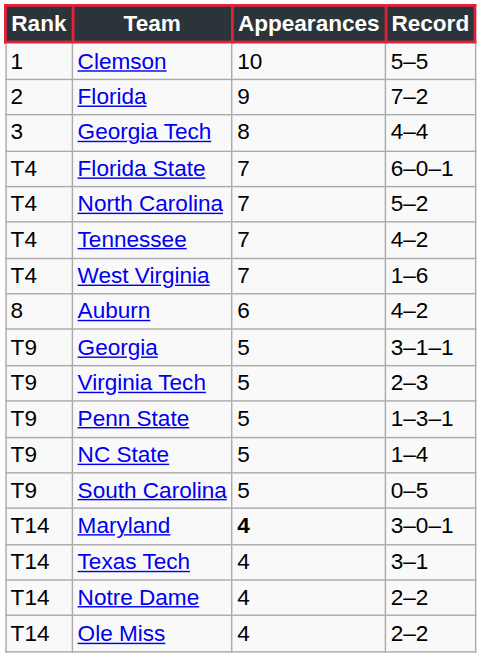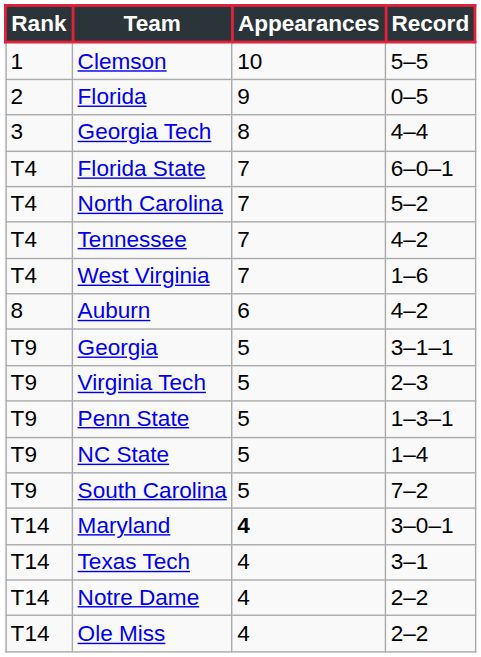(410, 96) 7–2 -> (410, 96) 0–5
(410, 490) 0–5 -> (410, 490) 7–2
